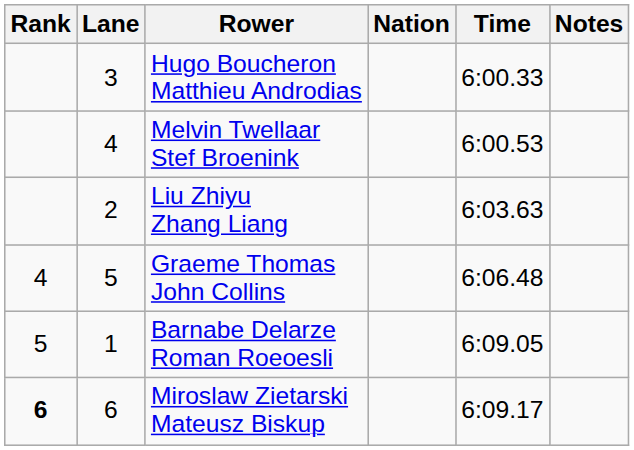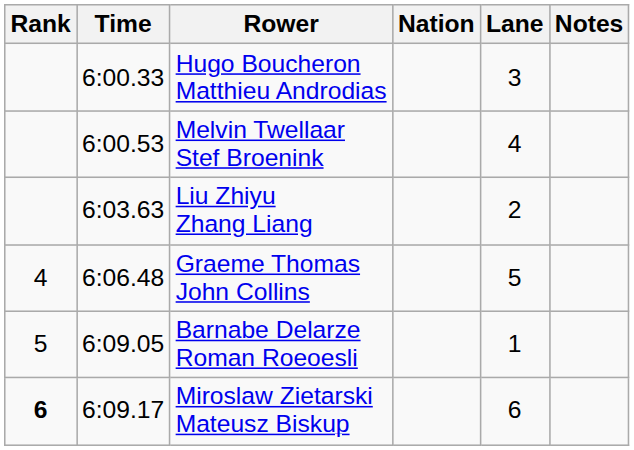columns swapped: (111, 24) <-> (502, 24)
